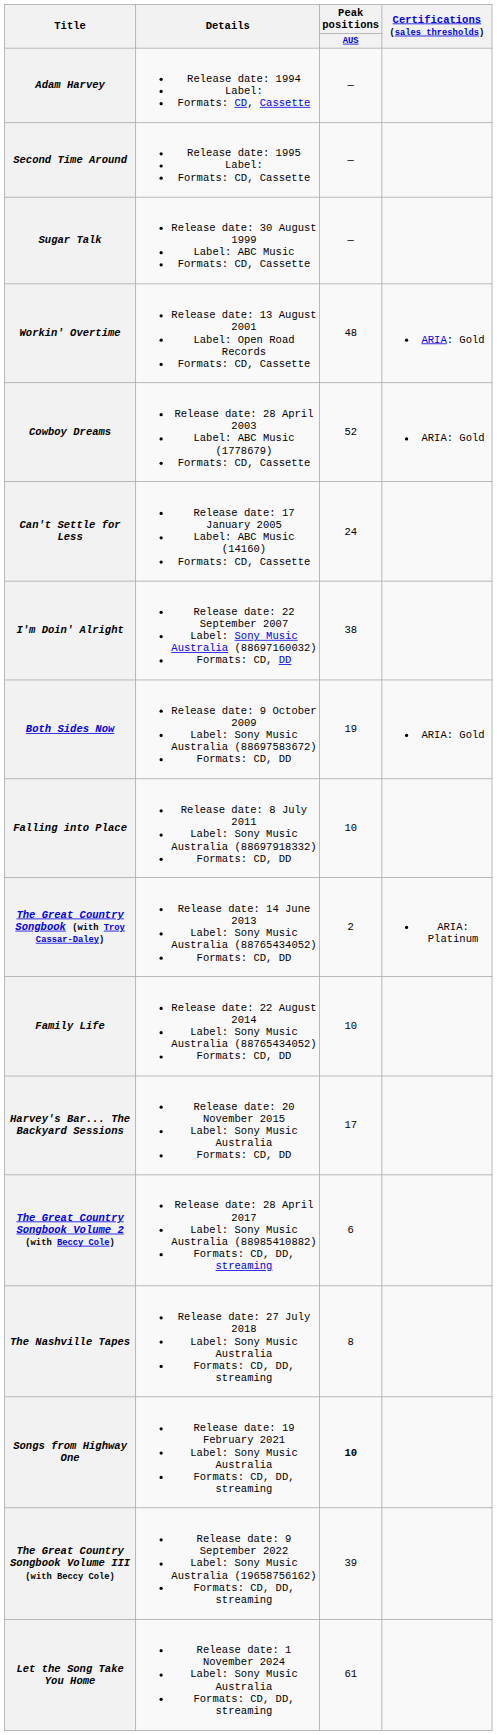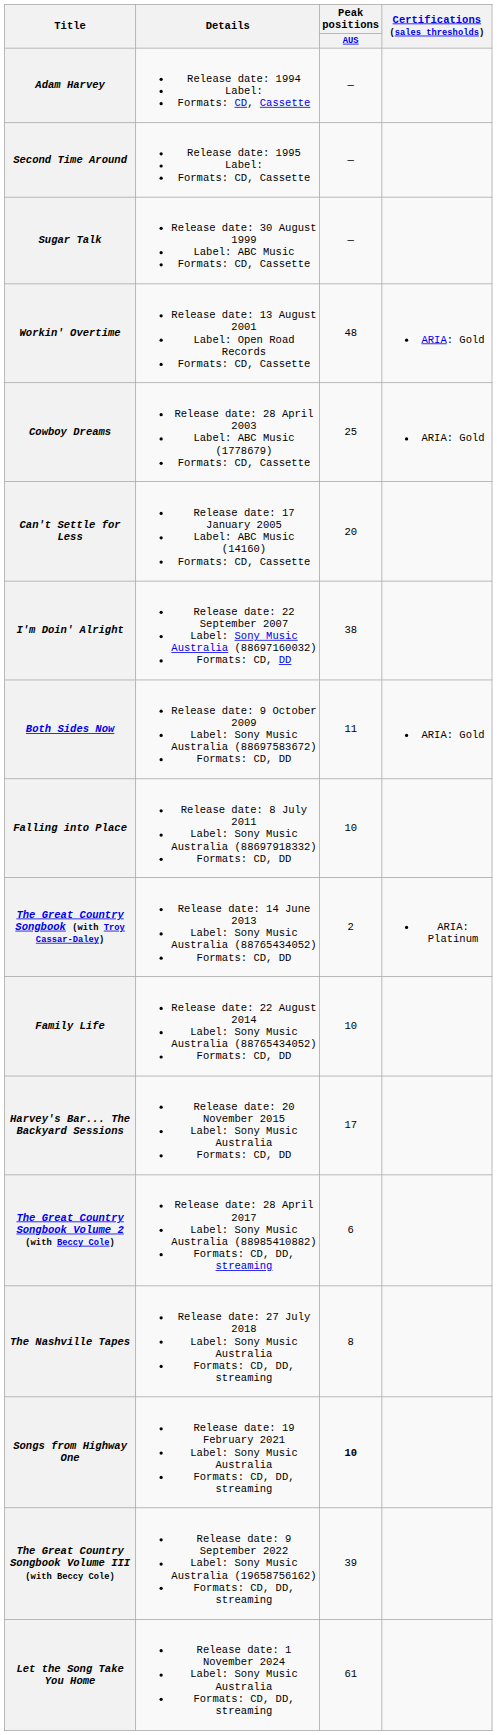(351, 432) 52 -> (351, 432) 25
(351, 531) 24 -> (351, 531) 20
(351, 729) 19 -> (351, 729) 11
